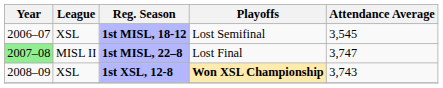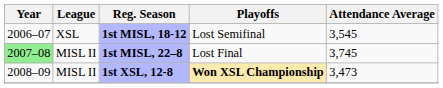(343, 53) 3,747 -> (343, 53) 3,745
(68, 72) XSL -> (76, 72) MISL II
(343, 72) 3,743 -> (343, 72) 3,473
